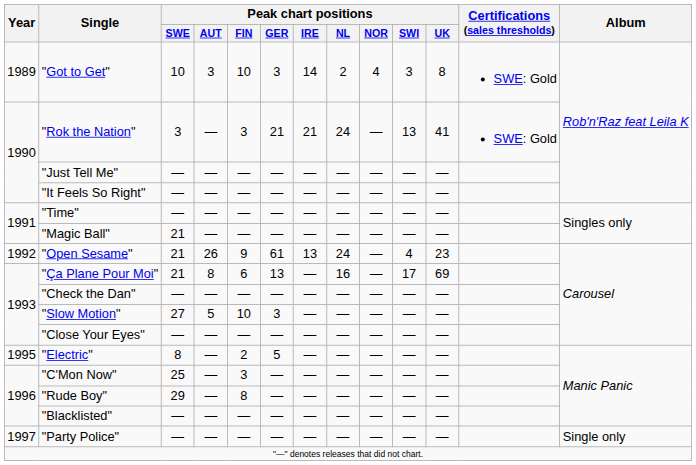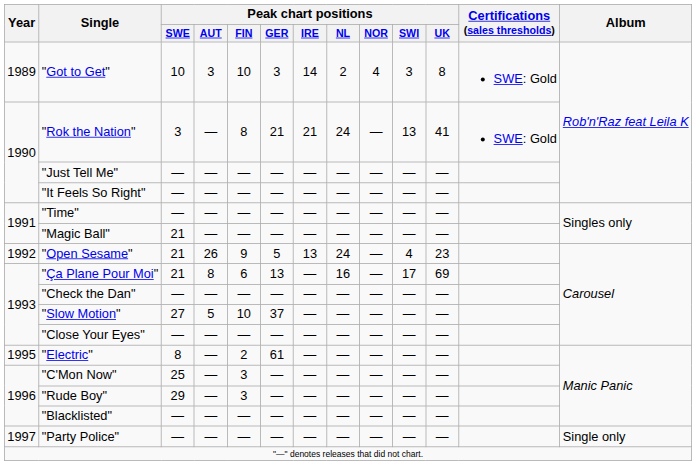(244, 132) 3 -> (244, 132) 8
(277, 253) 61 -> (277, 253) 5
(277, 314) 3 -> (277, 314) 37
(277, 355) 5 -> (277, 355) 61
(244, 395) 8 -> (244, 395) 3
